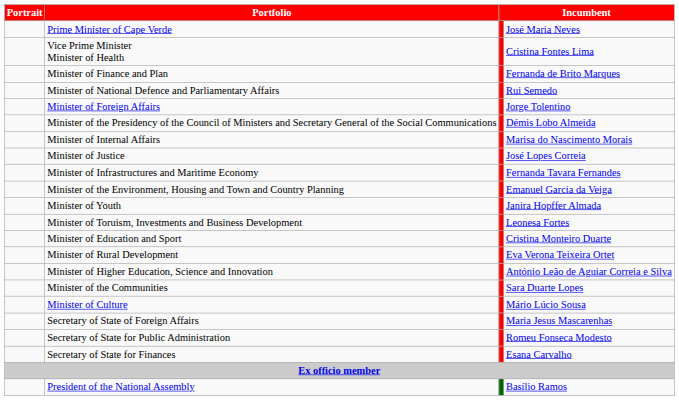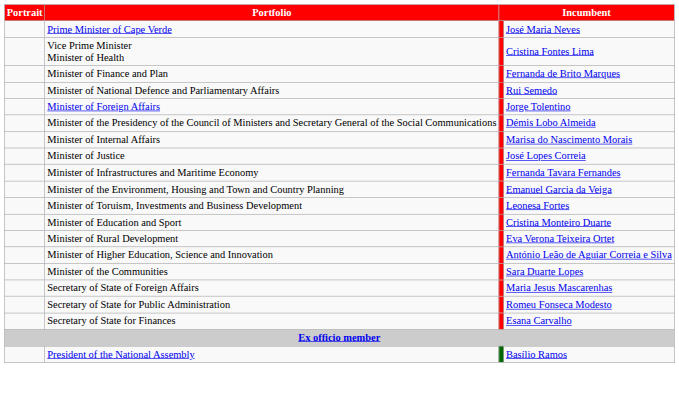- row: (84, 205)
- row: (87, 304)
